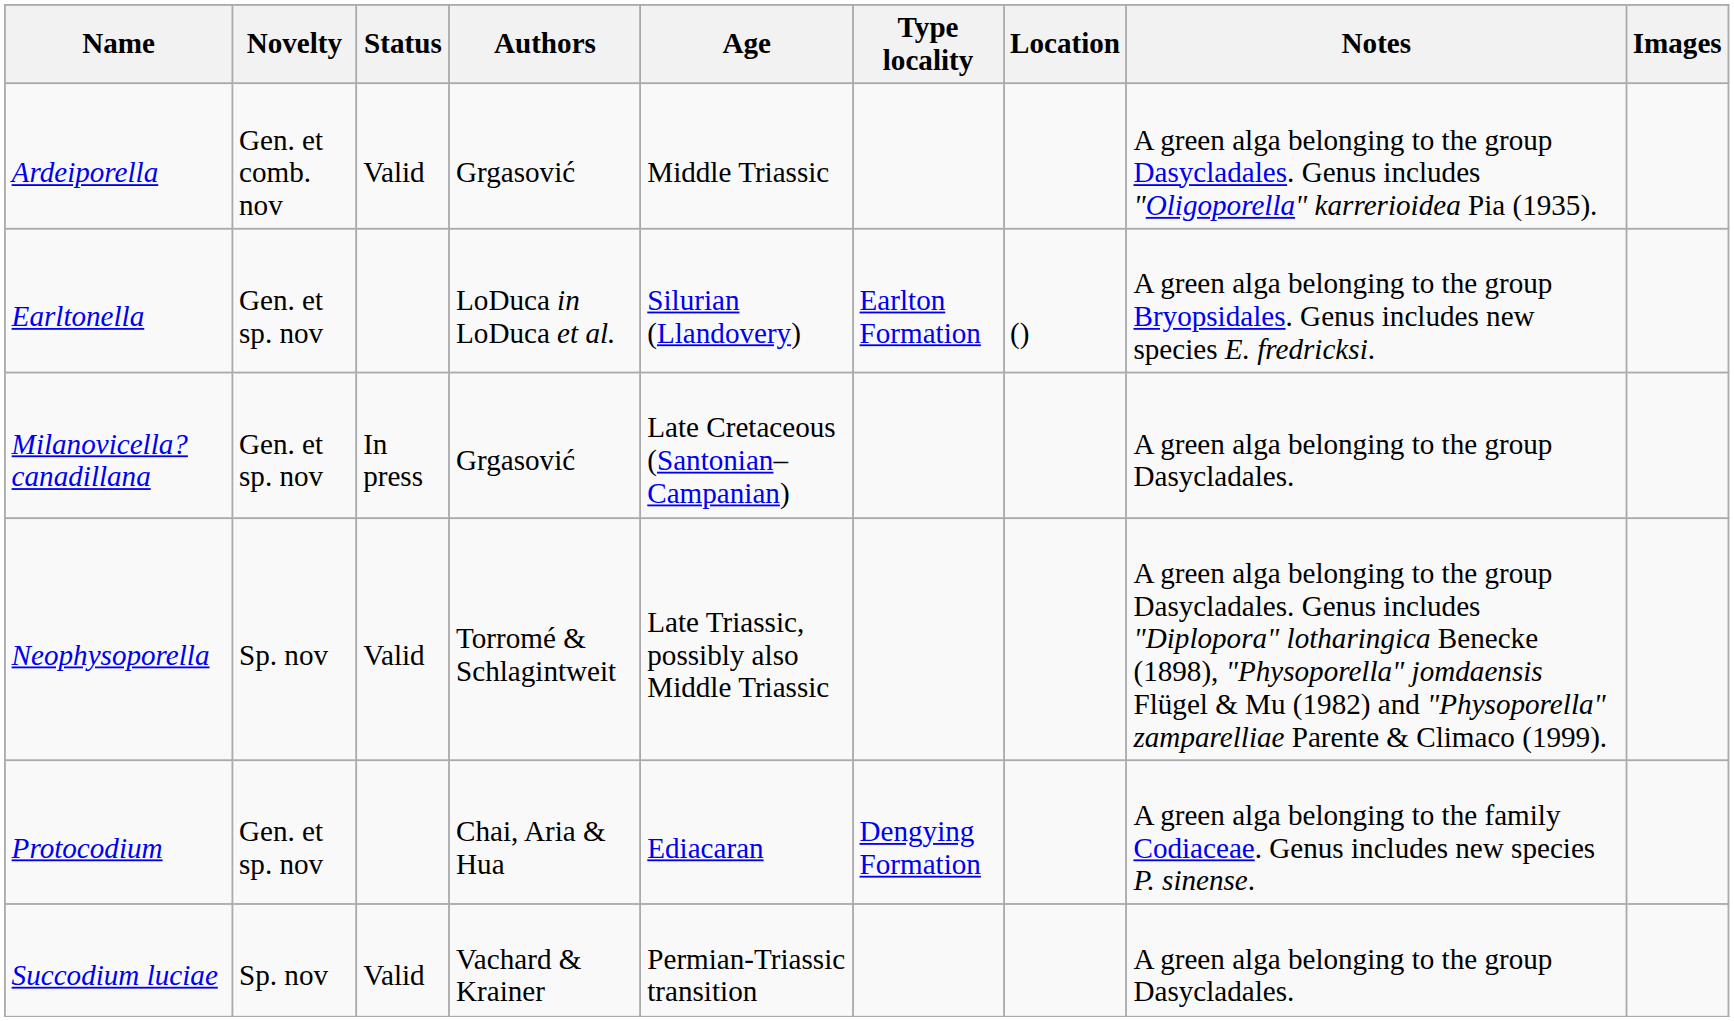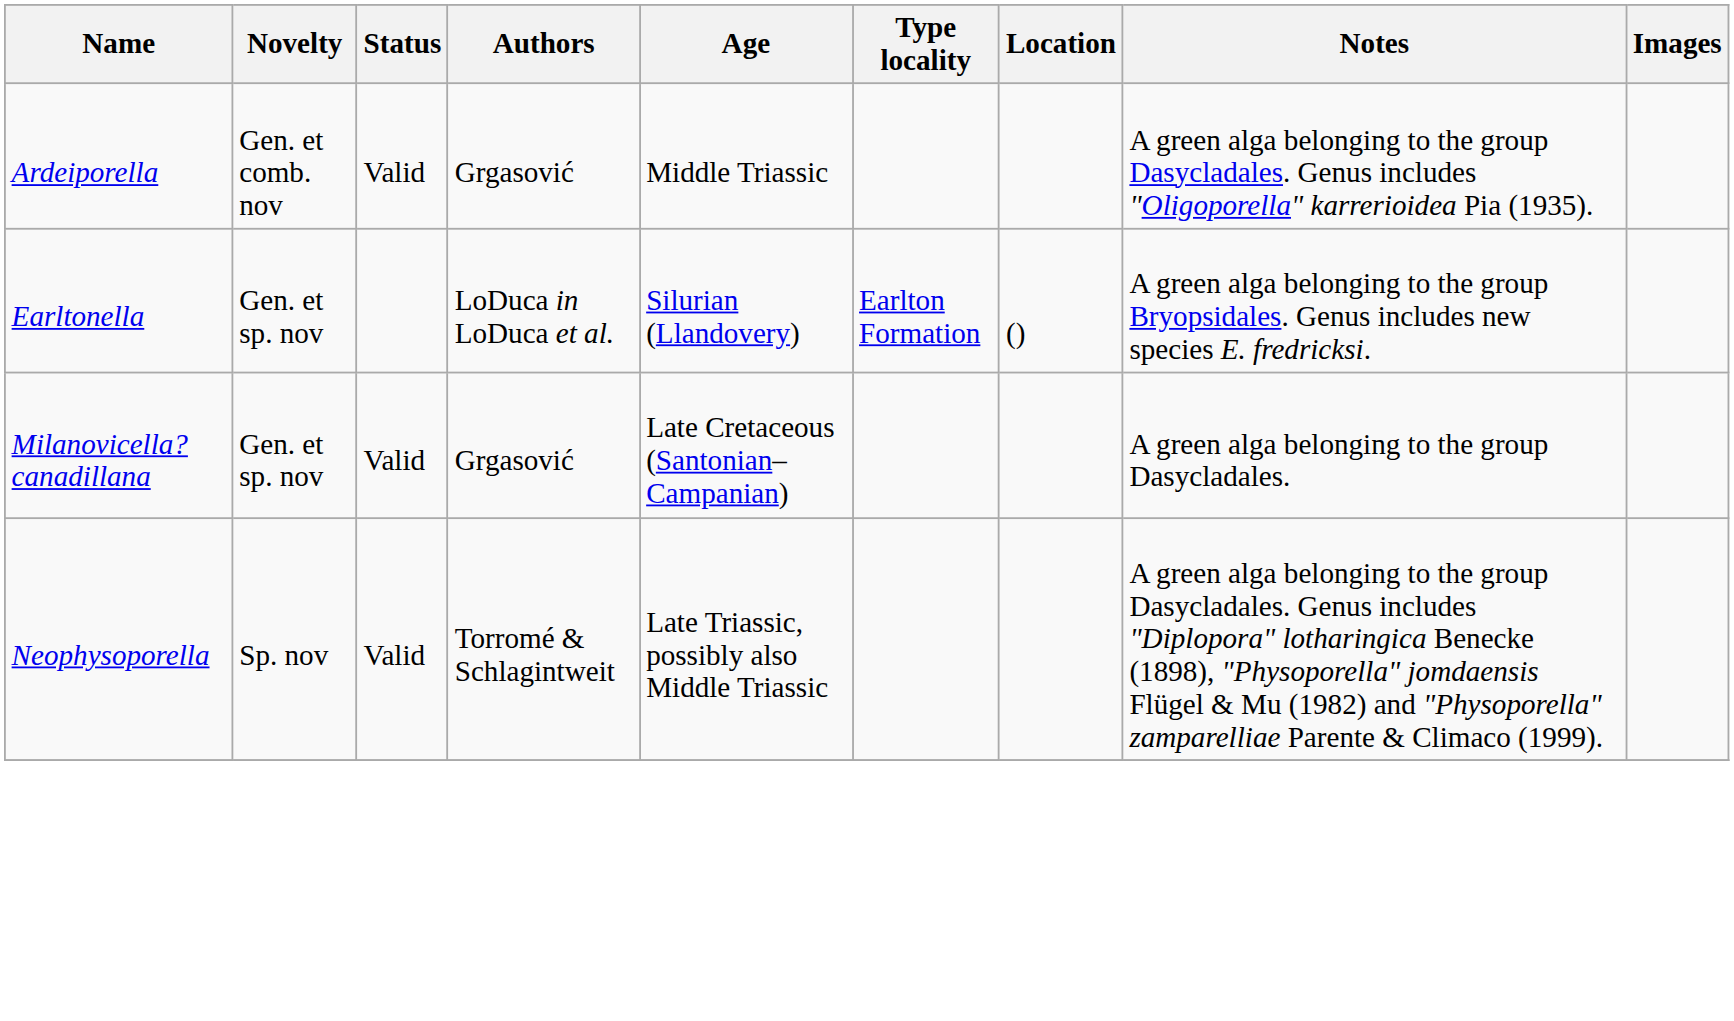(393, 460) In press -> (394, 460) Valid
- row: (87, 848)
- row: (115, 976)
